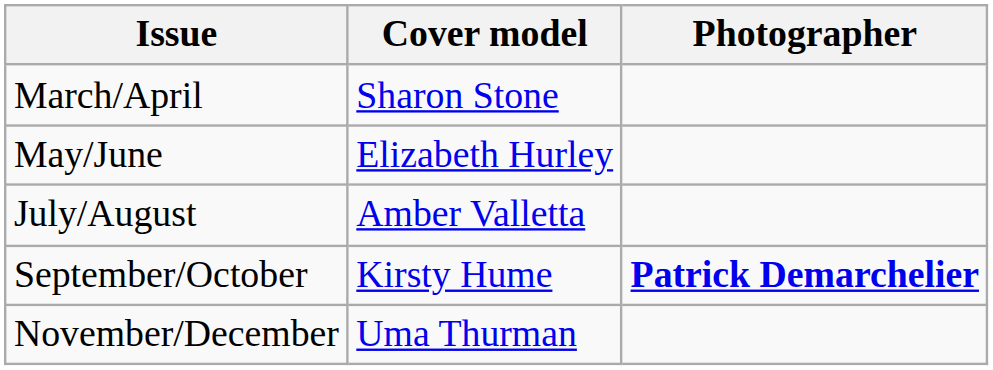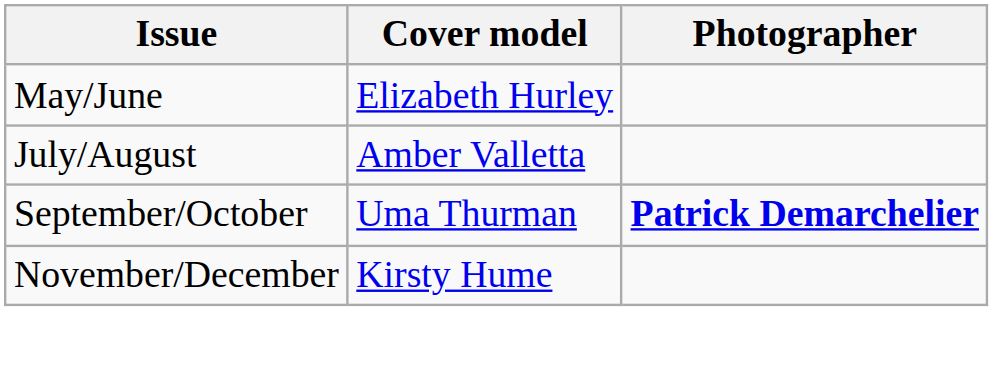- row: (108, 94)
(454, 273) Kirsty Hume -> (467, 214) Uma Thurman
(467, 333) Uma Thurman -> (454, 273) Kirsty Hume
